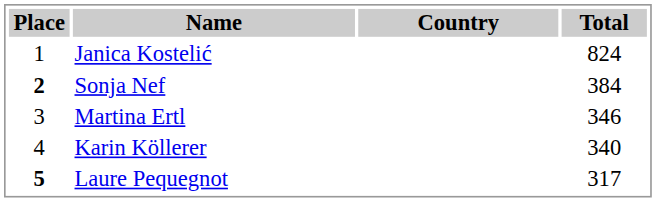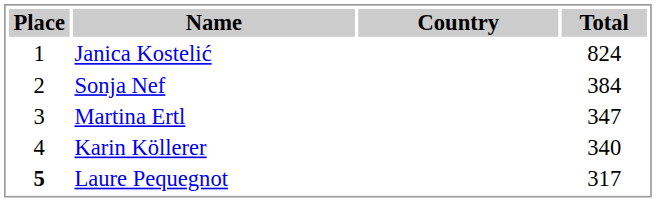(39, 85) bold -> (39, 85) normal
(604, 116) 346 -> (604, 116) 347
